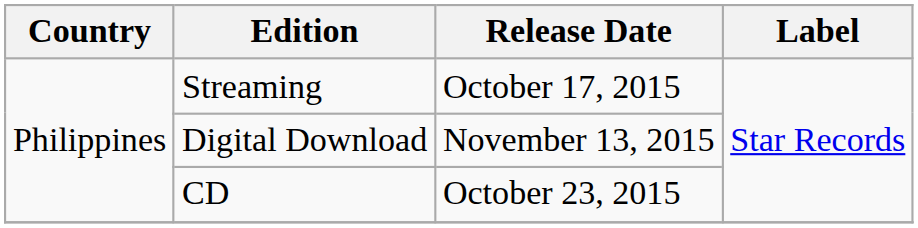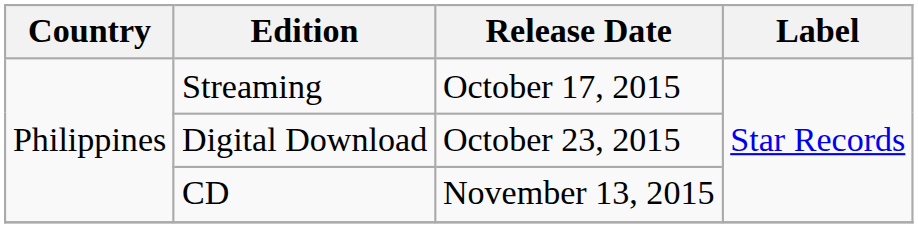(579, 139) November 13, 2015 -> (562, 139) October 23, 2015
(562, 193) October 23, 2015 -> (579, 193) November 13, 2015
